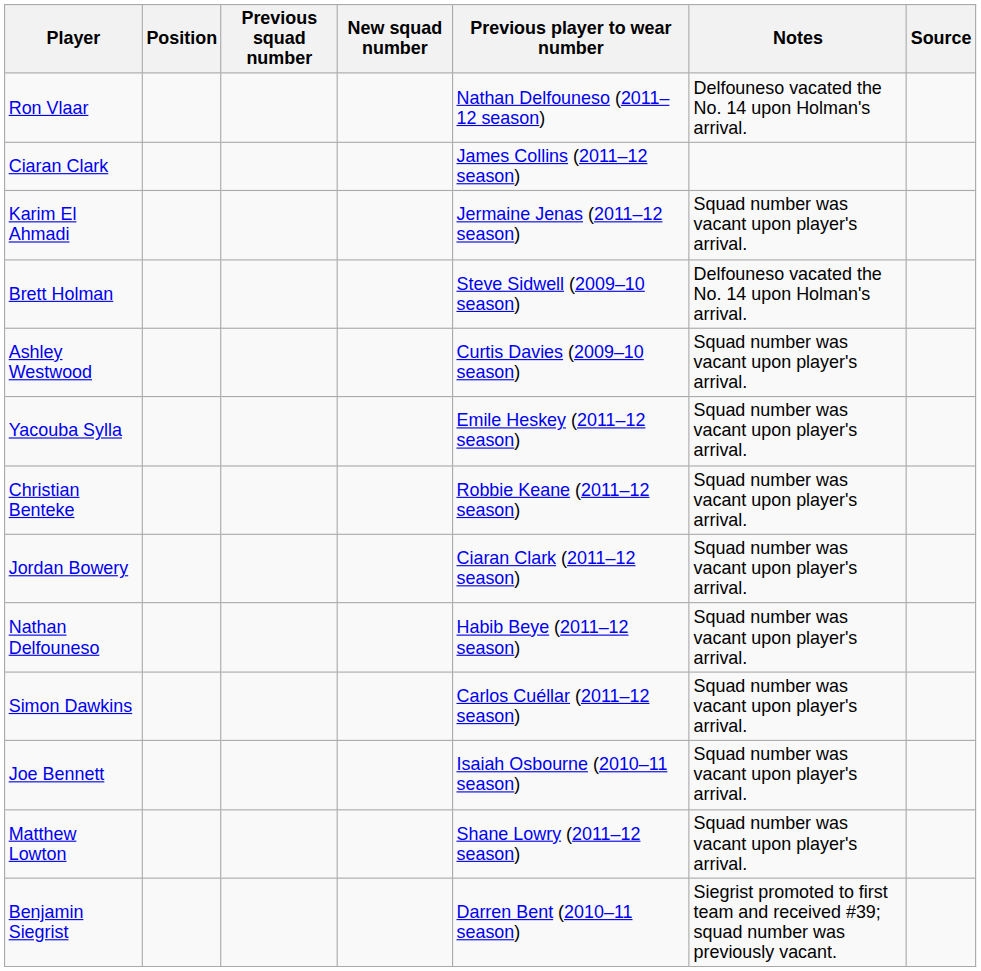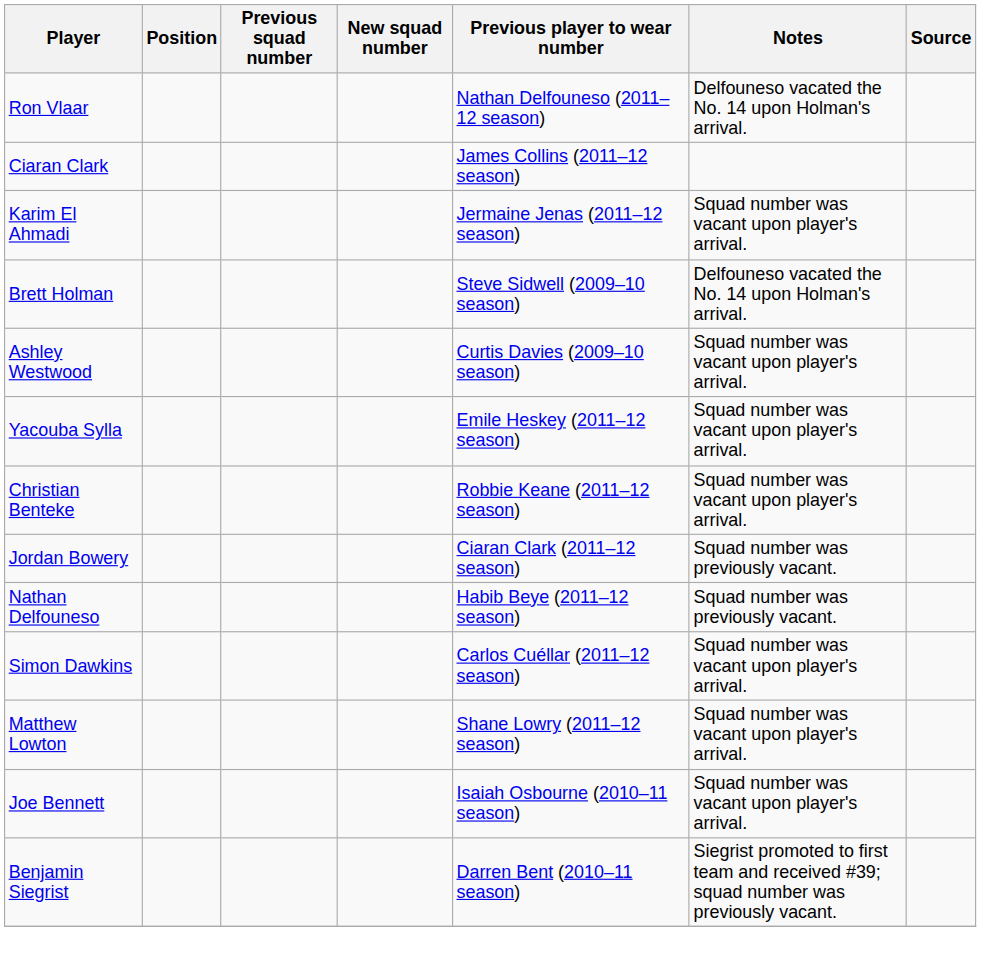(775, 568) Squad number was vacant upon player's arrival. -> (771, 558) Squad number was previously vacant.
(775, 637) Squad number was vacant upon player's arrival. -> (771, 607) Squad number was previously vacant.
rows swapped: (57, 774) <-> (43, 843)
